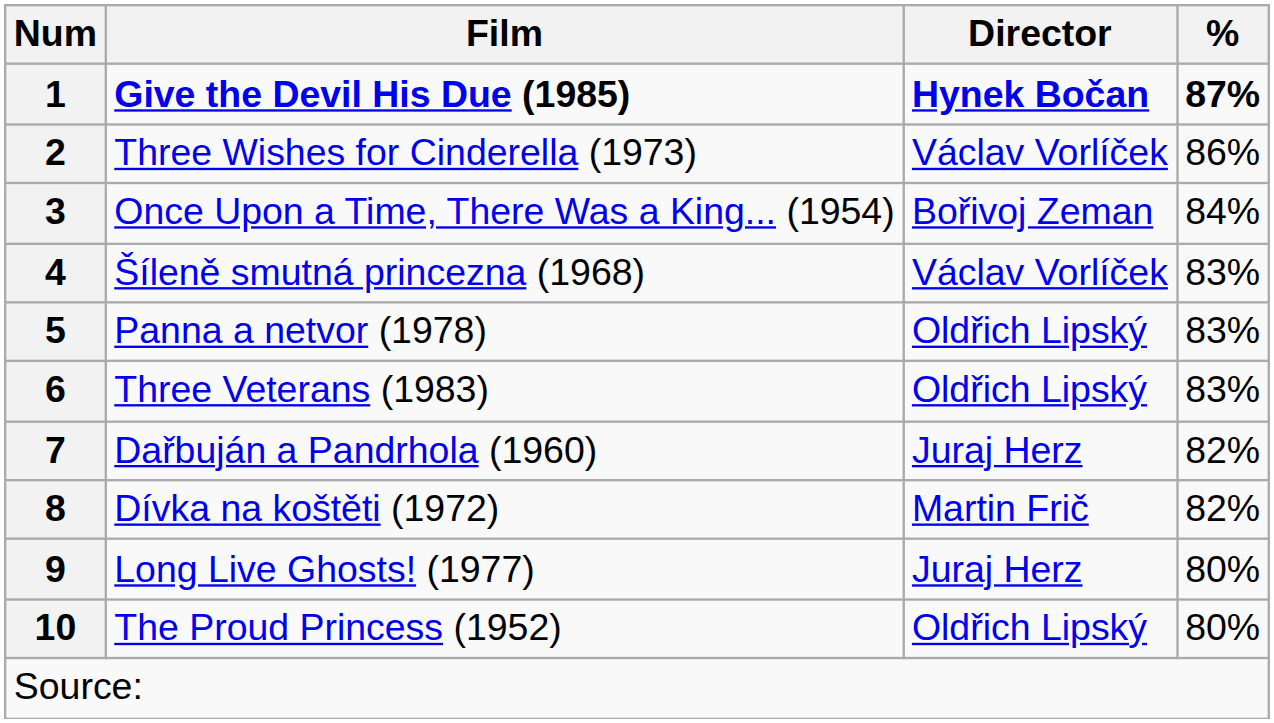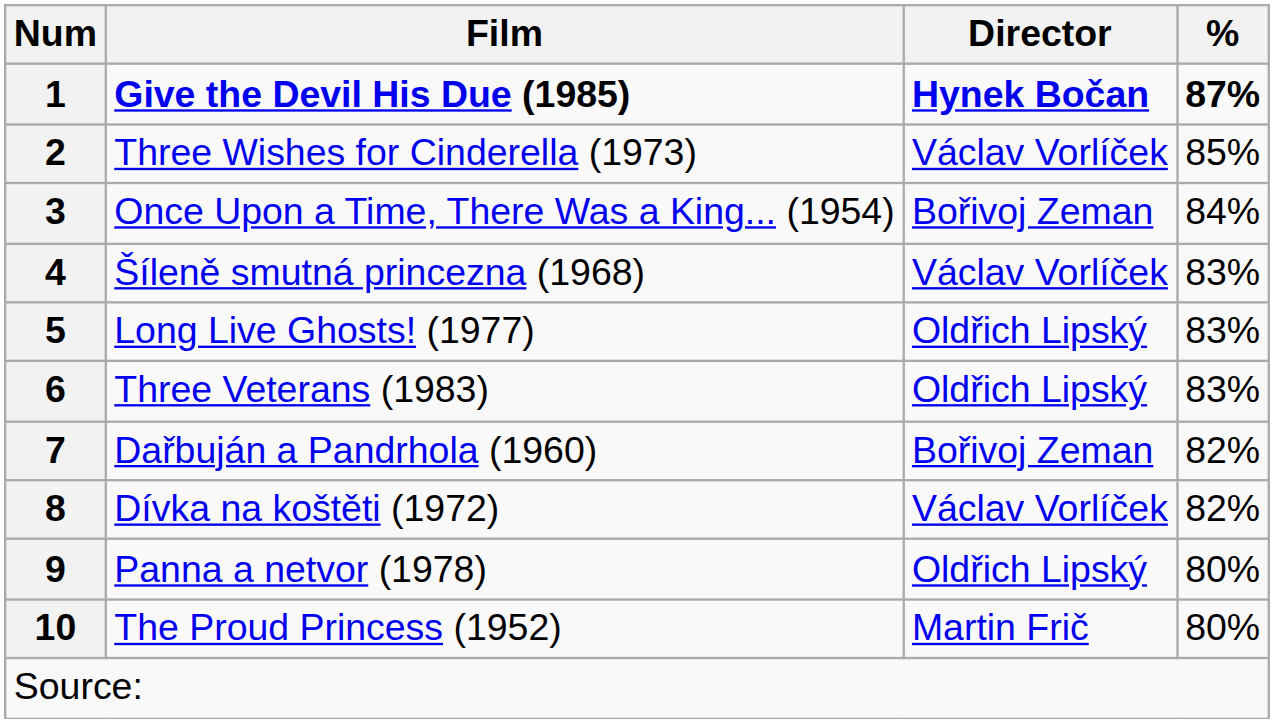(1223, 152) 86% -> (1223, 152) 85%
(301, 331) Panna a netvor (1978) -> (324, 331) Long Live Ghosts! (1977)
(997, 449) Juraj Herz -> (1033, 449) Bořivoj Zeman
(1000, 509) Martin Frič -> (1040, 509) Václav Vorlíček
(324, 568) Long Live Ghosts! (1977) -> (301, 568) Panna a netvor (1978)
(997, 568) Juraj Herz -> (1029, 568) Oldřich Lipský
(1029, 627) Oldřich Lipský -> (1000, 627) Martin Frič
